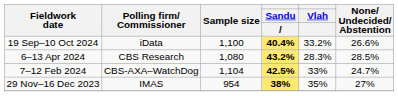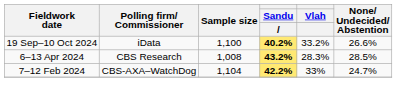(280, 43) 40.4% -> (278, 43) 40.2%
(231, 57) 1,080 -> (229, 57) 1,008
(280, 70) 42.5% -> (278, 70) 42.2%
- row: (53, 84)
